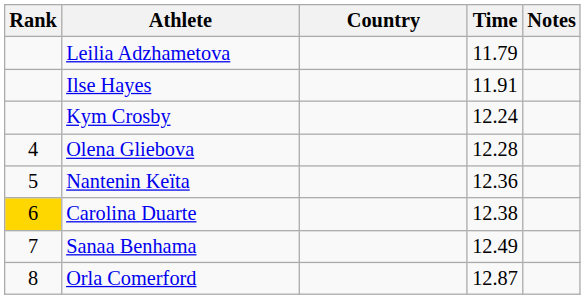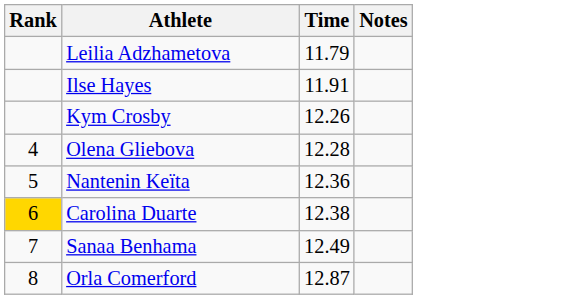- column: (383, 20)
(495, 117) 12.24 -> (327, 117) 12.26
